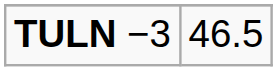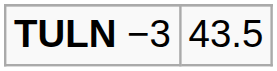(226, 34) 46.5 -> (226, 34) 43.5
